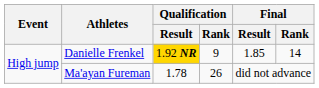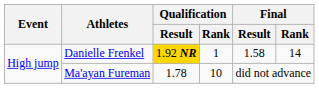(216, 54) 9 -> (216, 54) 1
(254, 54) 1.85 -> (254, 54) 1.58
(216, 73) 26 -> (216, 73) 10
